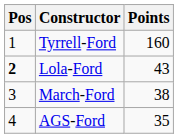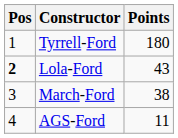(158, 43) 160 -> (158, 43) 180
(162, 120) 35 -> (162, 120) 11
